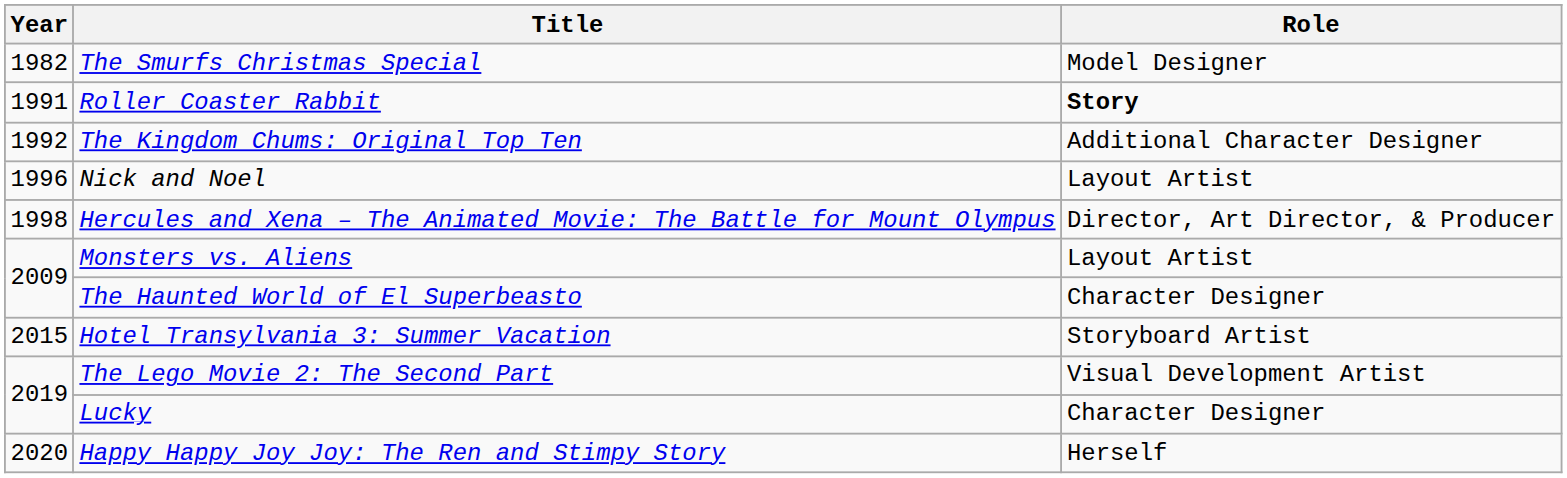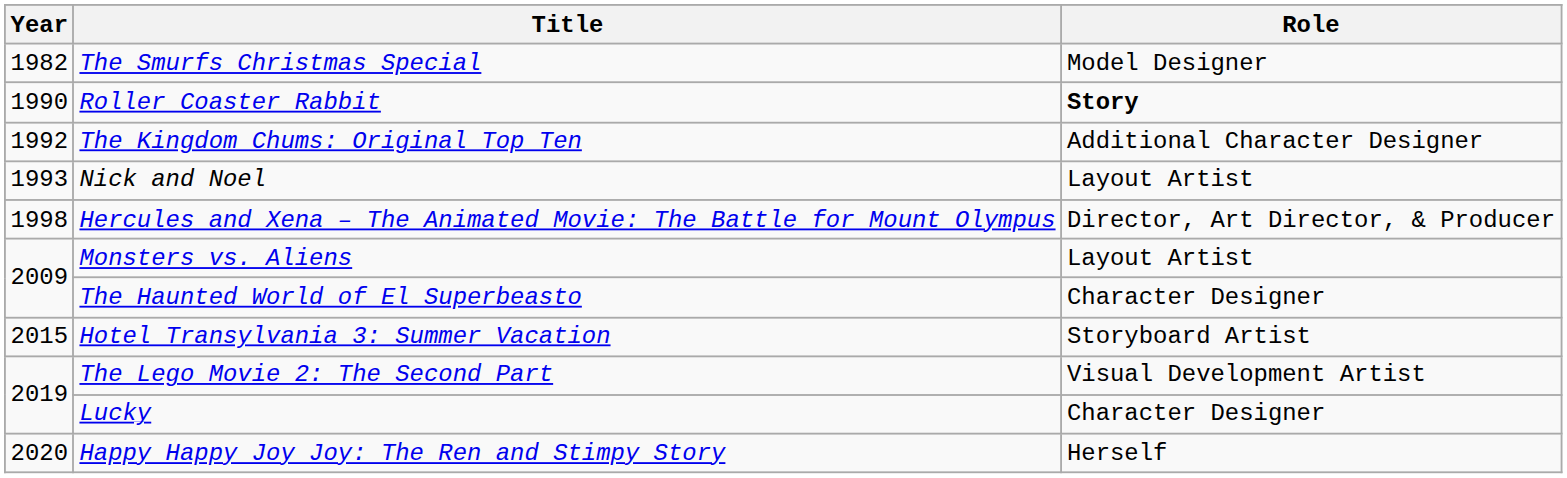(39, 102) 1991 -> (39, 102) 1990
(39, 180) 1996 -> (39, 180) 1993
